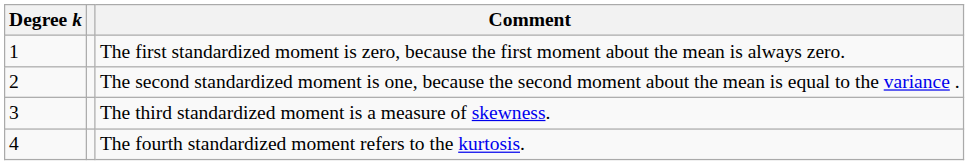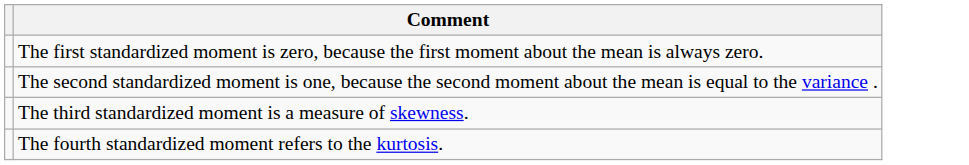- column: (46, 19)
